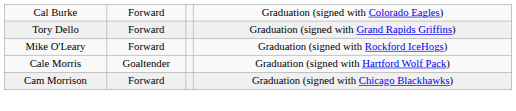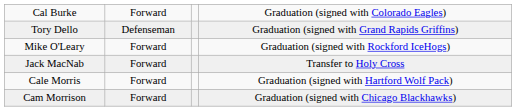(146, 30) Forward -> (148, 30) Defenseman
+ row: (55, 64)
(146, 64) Goaltender -> (148, 81) Forward
